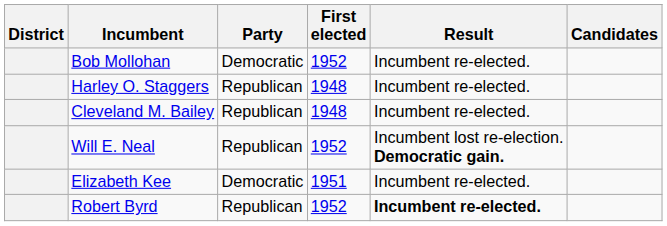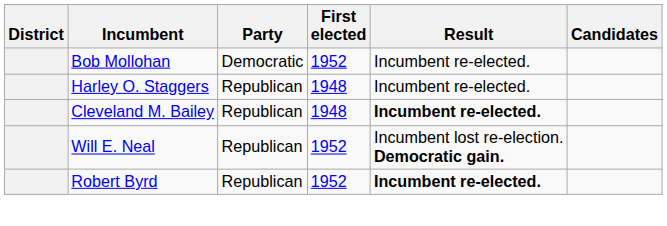(452, 112) normal -> (457, 112) bold
- row: (121, 181)
